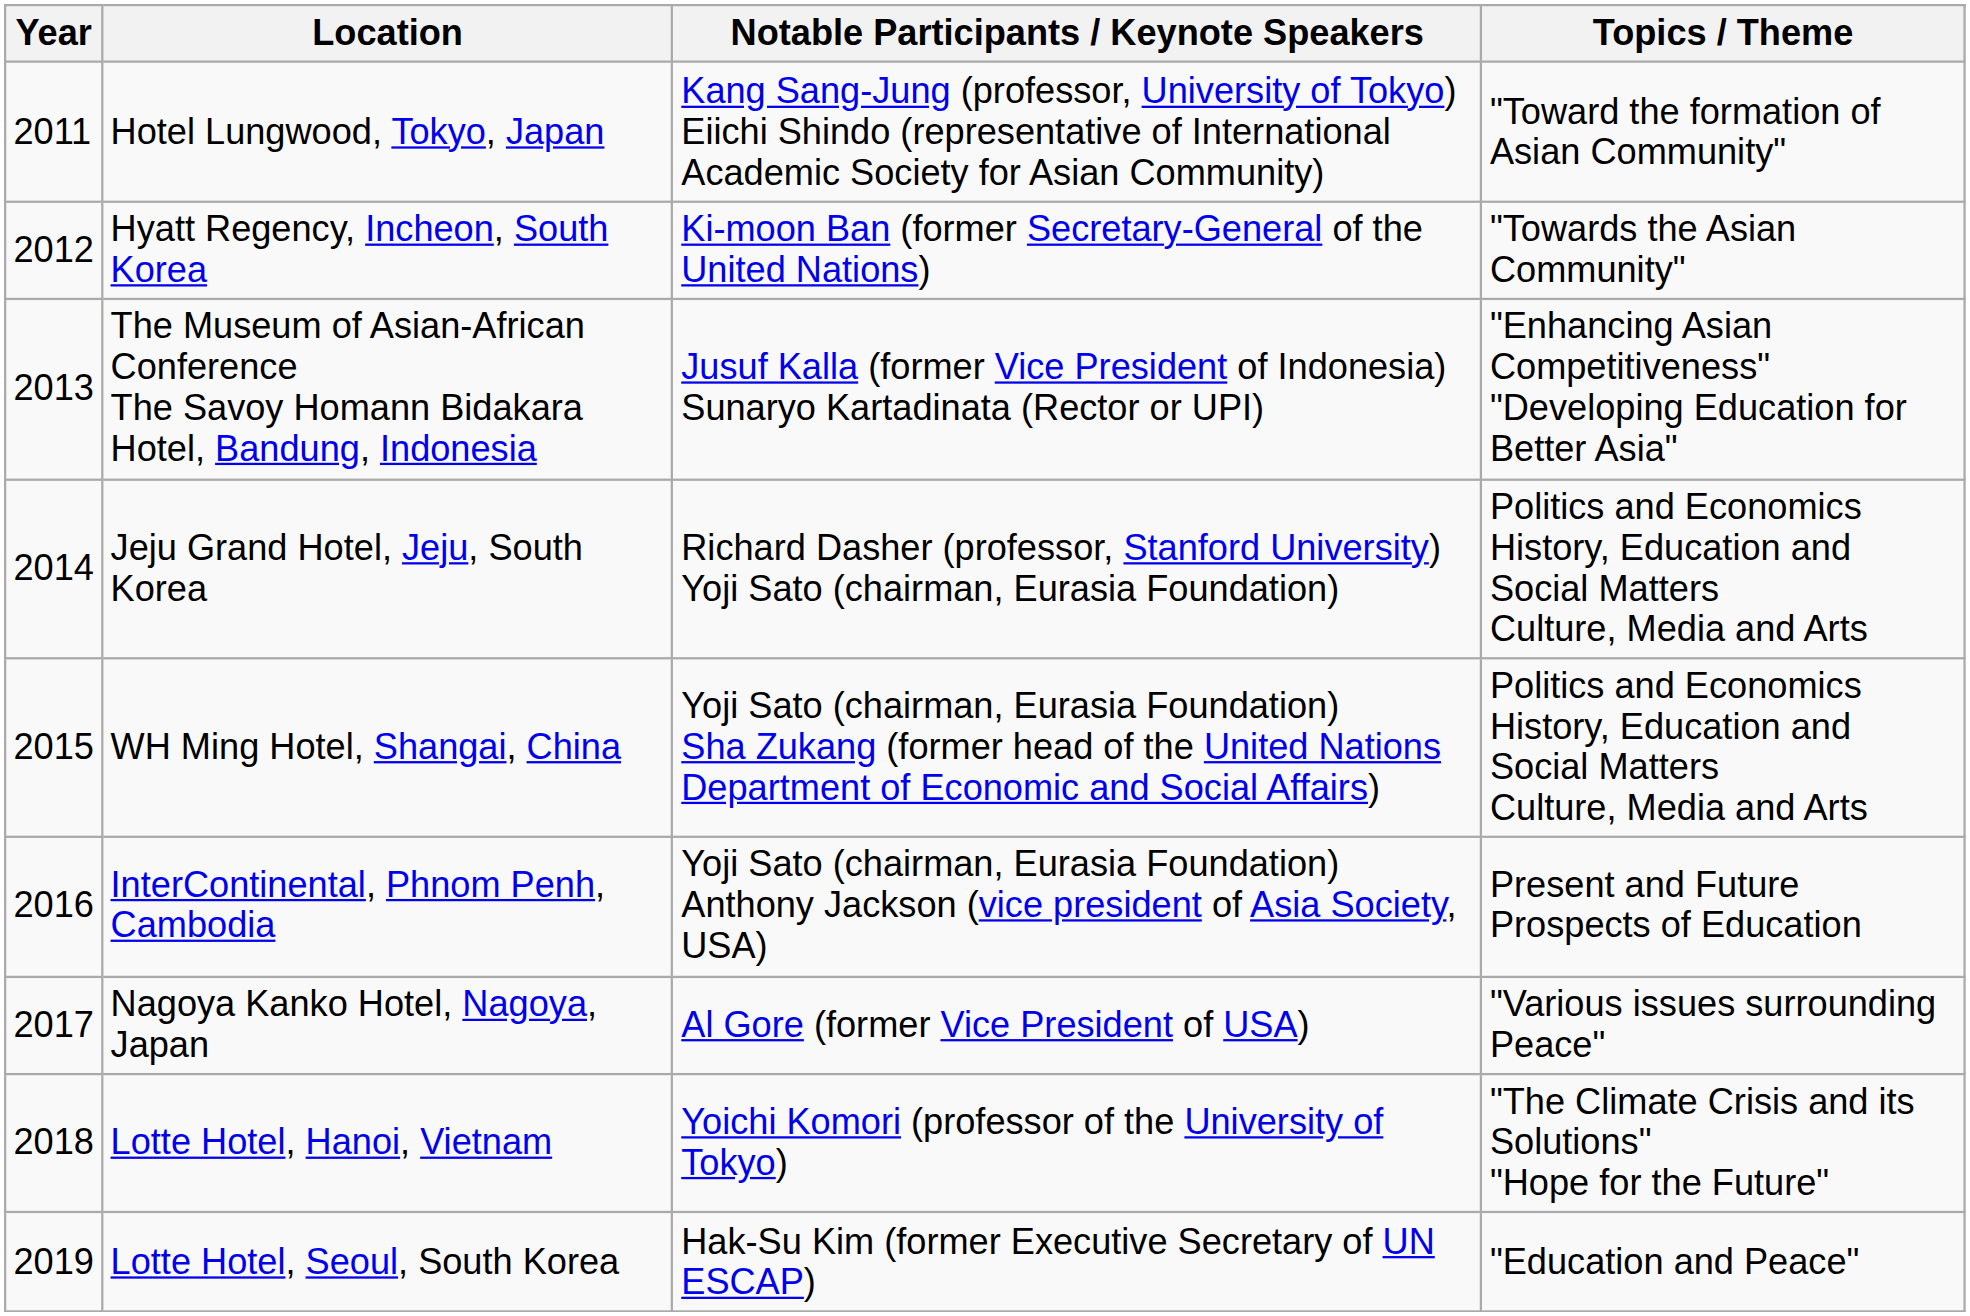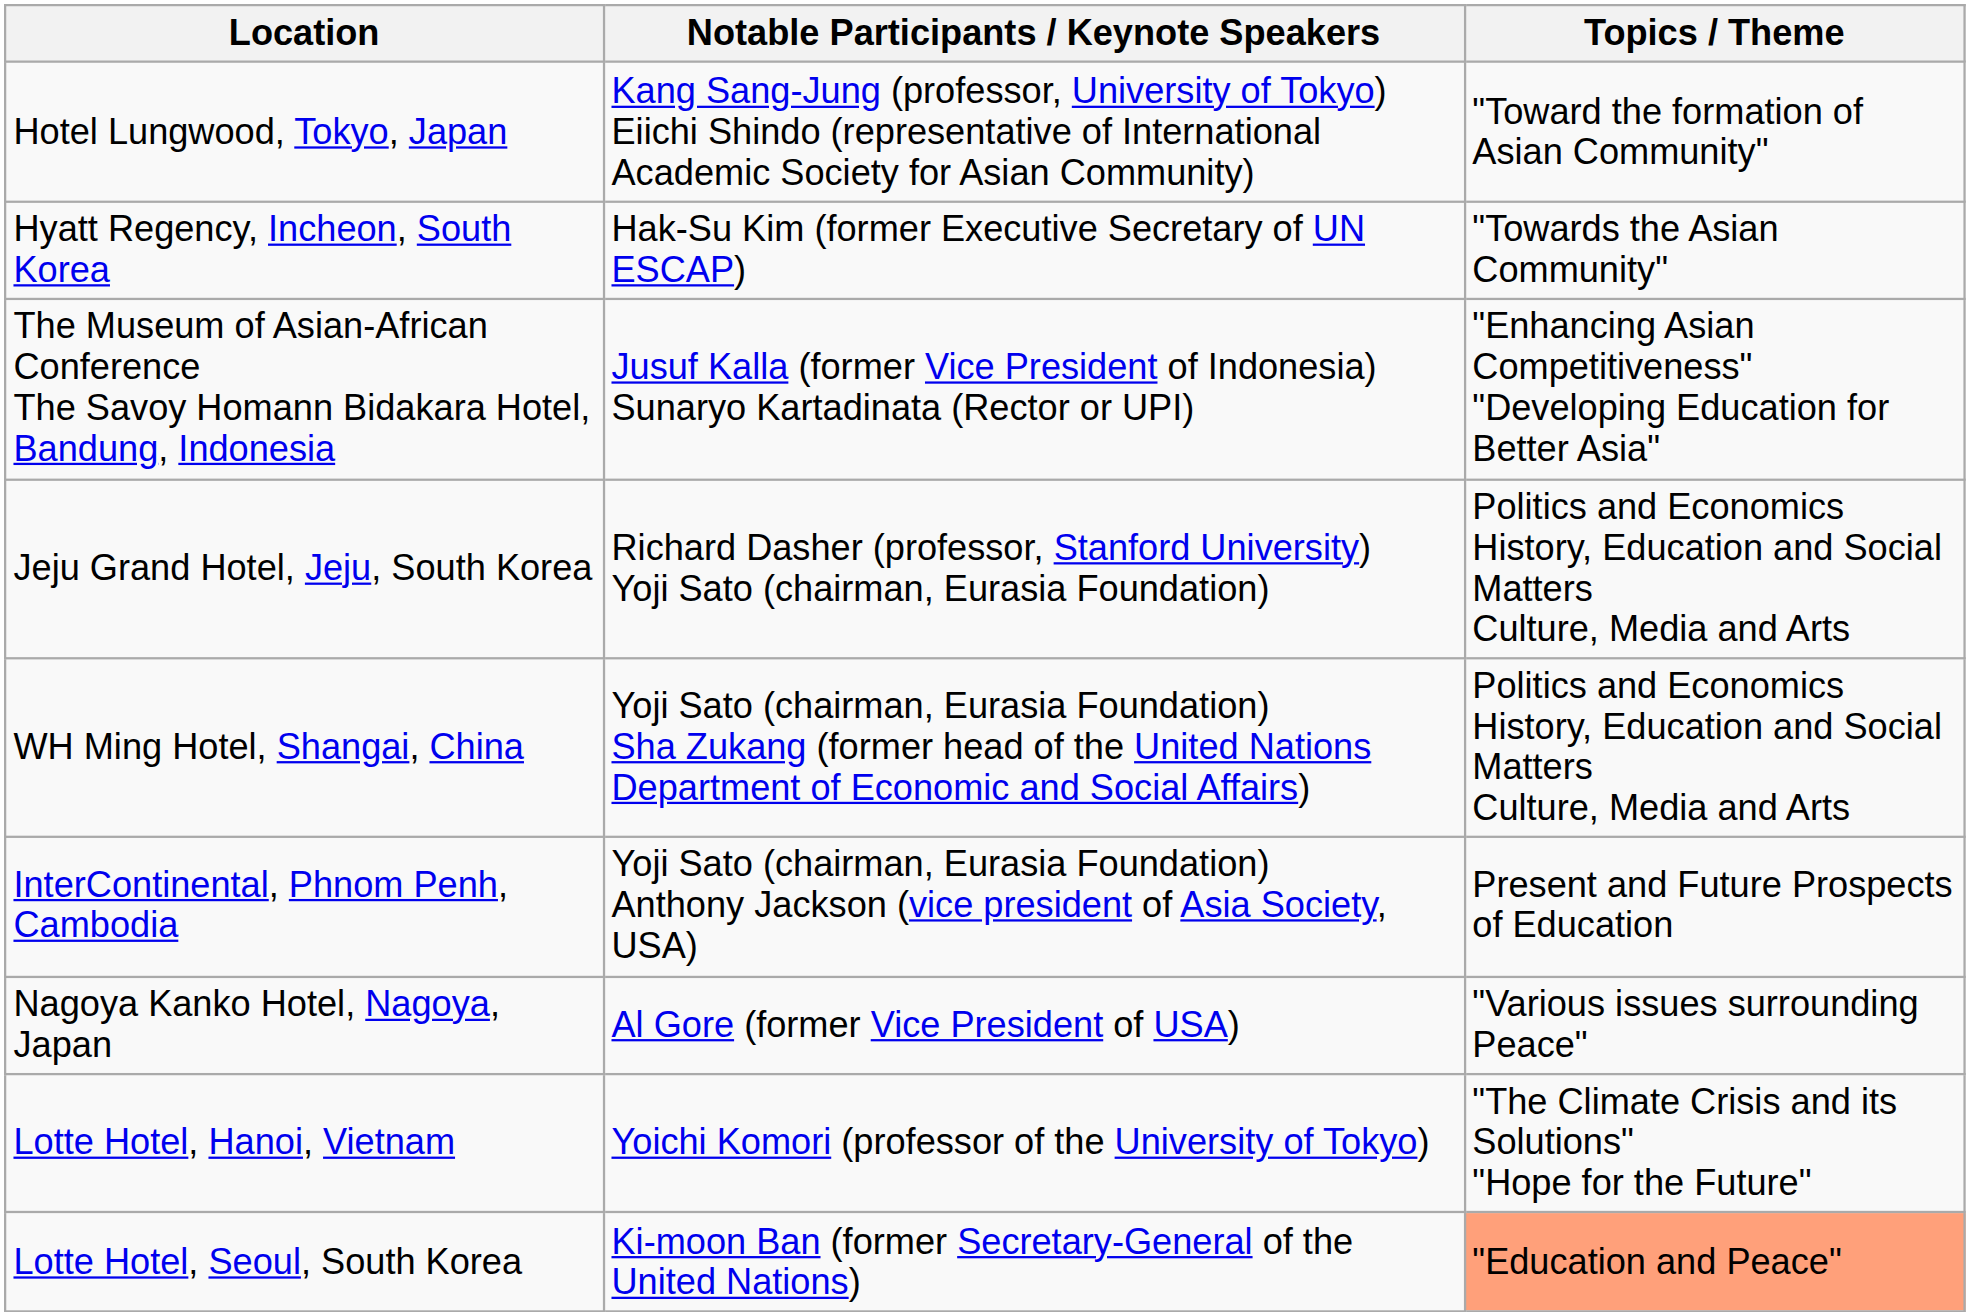- column: (54, 33)
(1052, 249) Ki-moon Ban (former Secretary-General of the United Nations) -> (988, 249) Hak-Su Kim (former Executive Secretary of UN ESCAP)
(1058, 1261) Hak-Su Kim (former Executive Secretary of UN ESCAP) -> (982, 1261) Ki-moon Ban (former Secretary-General of the United Nations)
(1675, 1261) no background -> (1657, 1261) lightsalmon background
